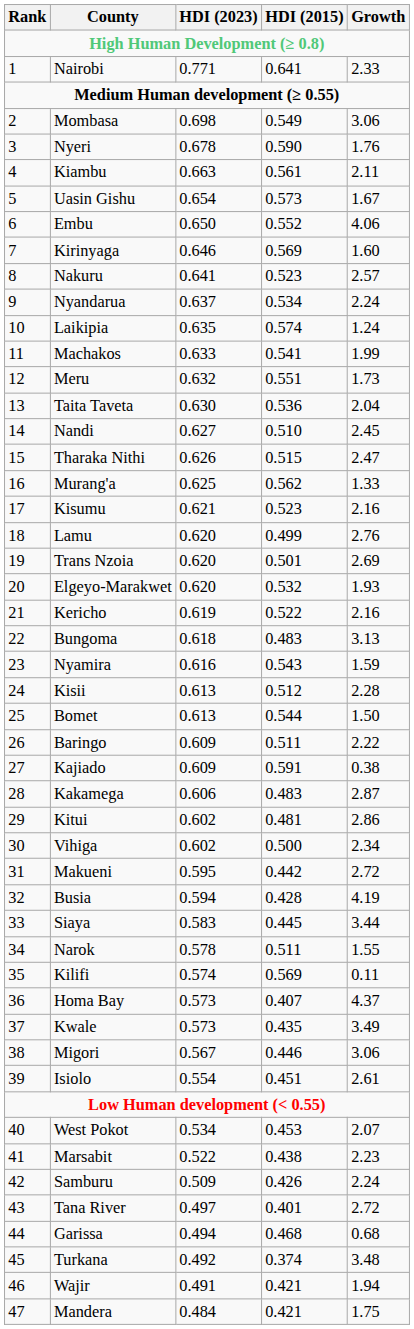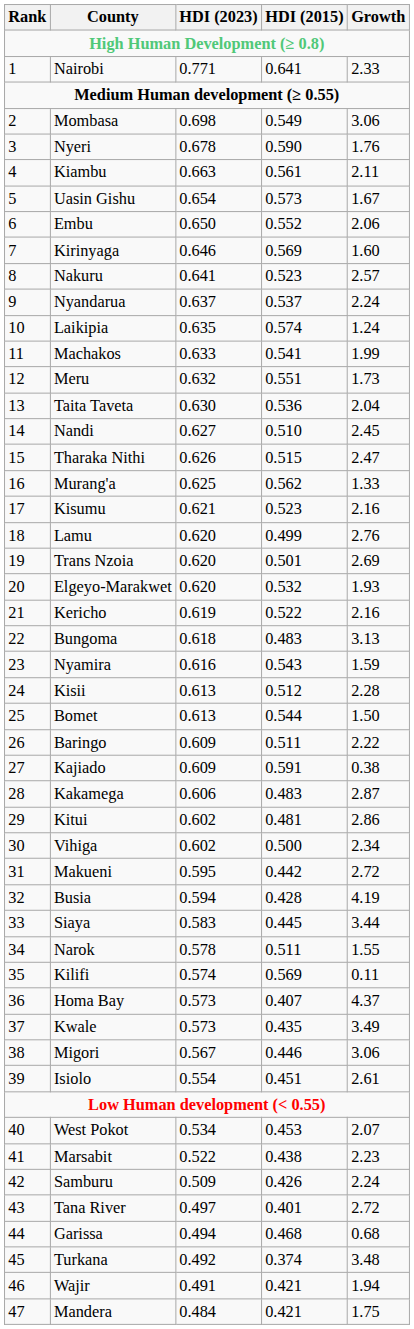(365, 224) 4.06 -> (365, 224) 2.06
(284, 302) 0.534 -> (284, 302) 0.537
